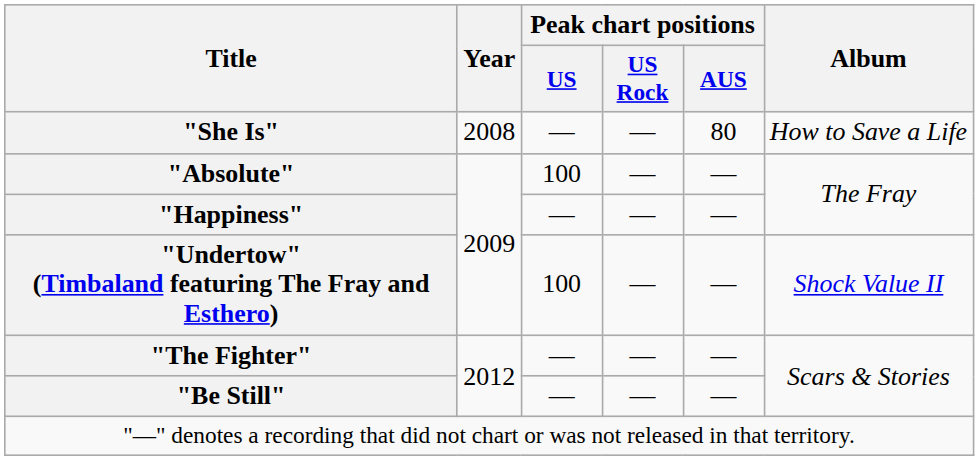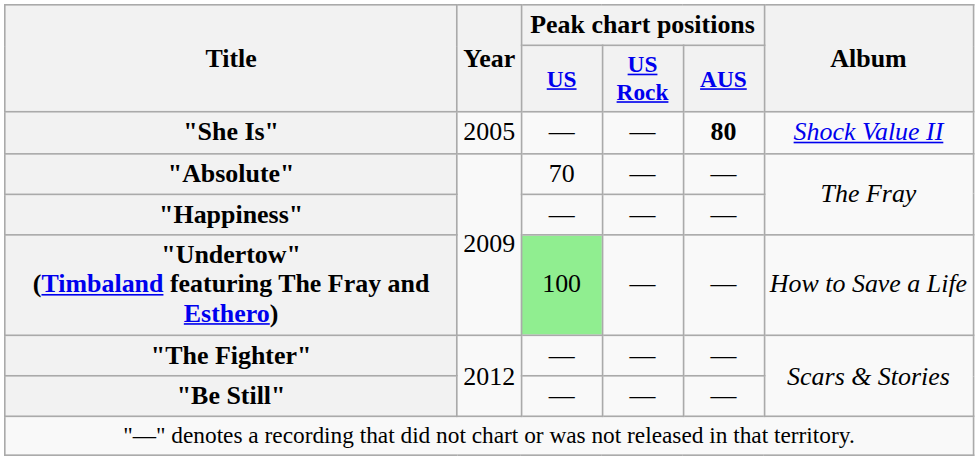(489, 132) 2008 -> (489, 132) 2005
(723, 132) normal -> (723, 132) bold
(868, 132) How to Save a Life -> (868, 132) Shock Value II
(562, 173) 100 -> (562, 173) 70
(562, 284) no background -> (562, 284) lightgreen background
(868, 284) Shock Value II -> (868, 284) How to Save a Life
